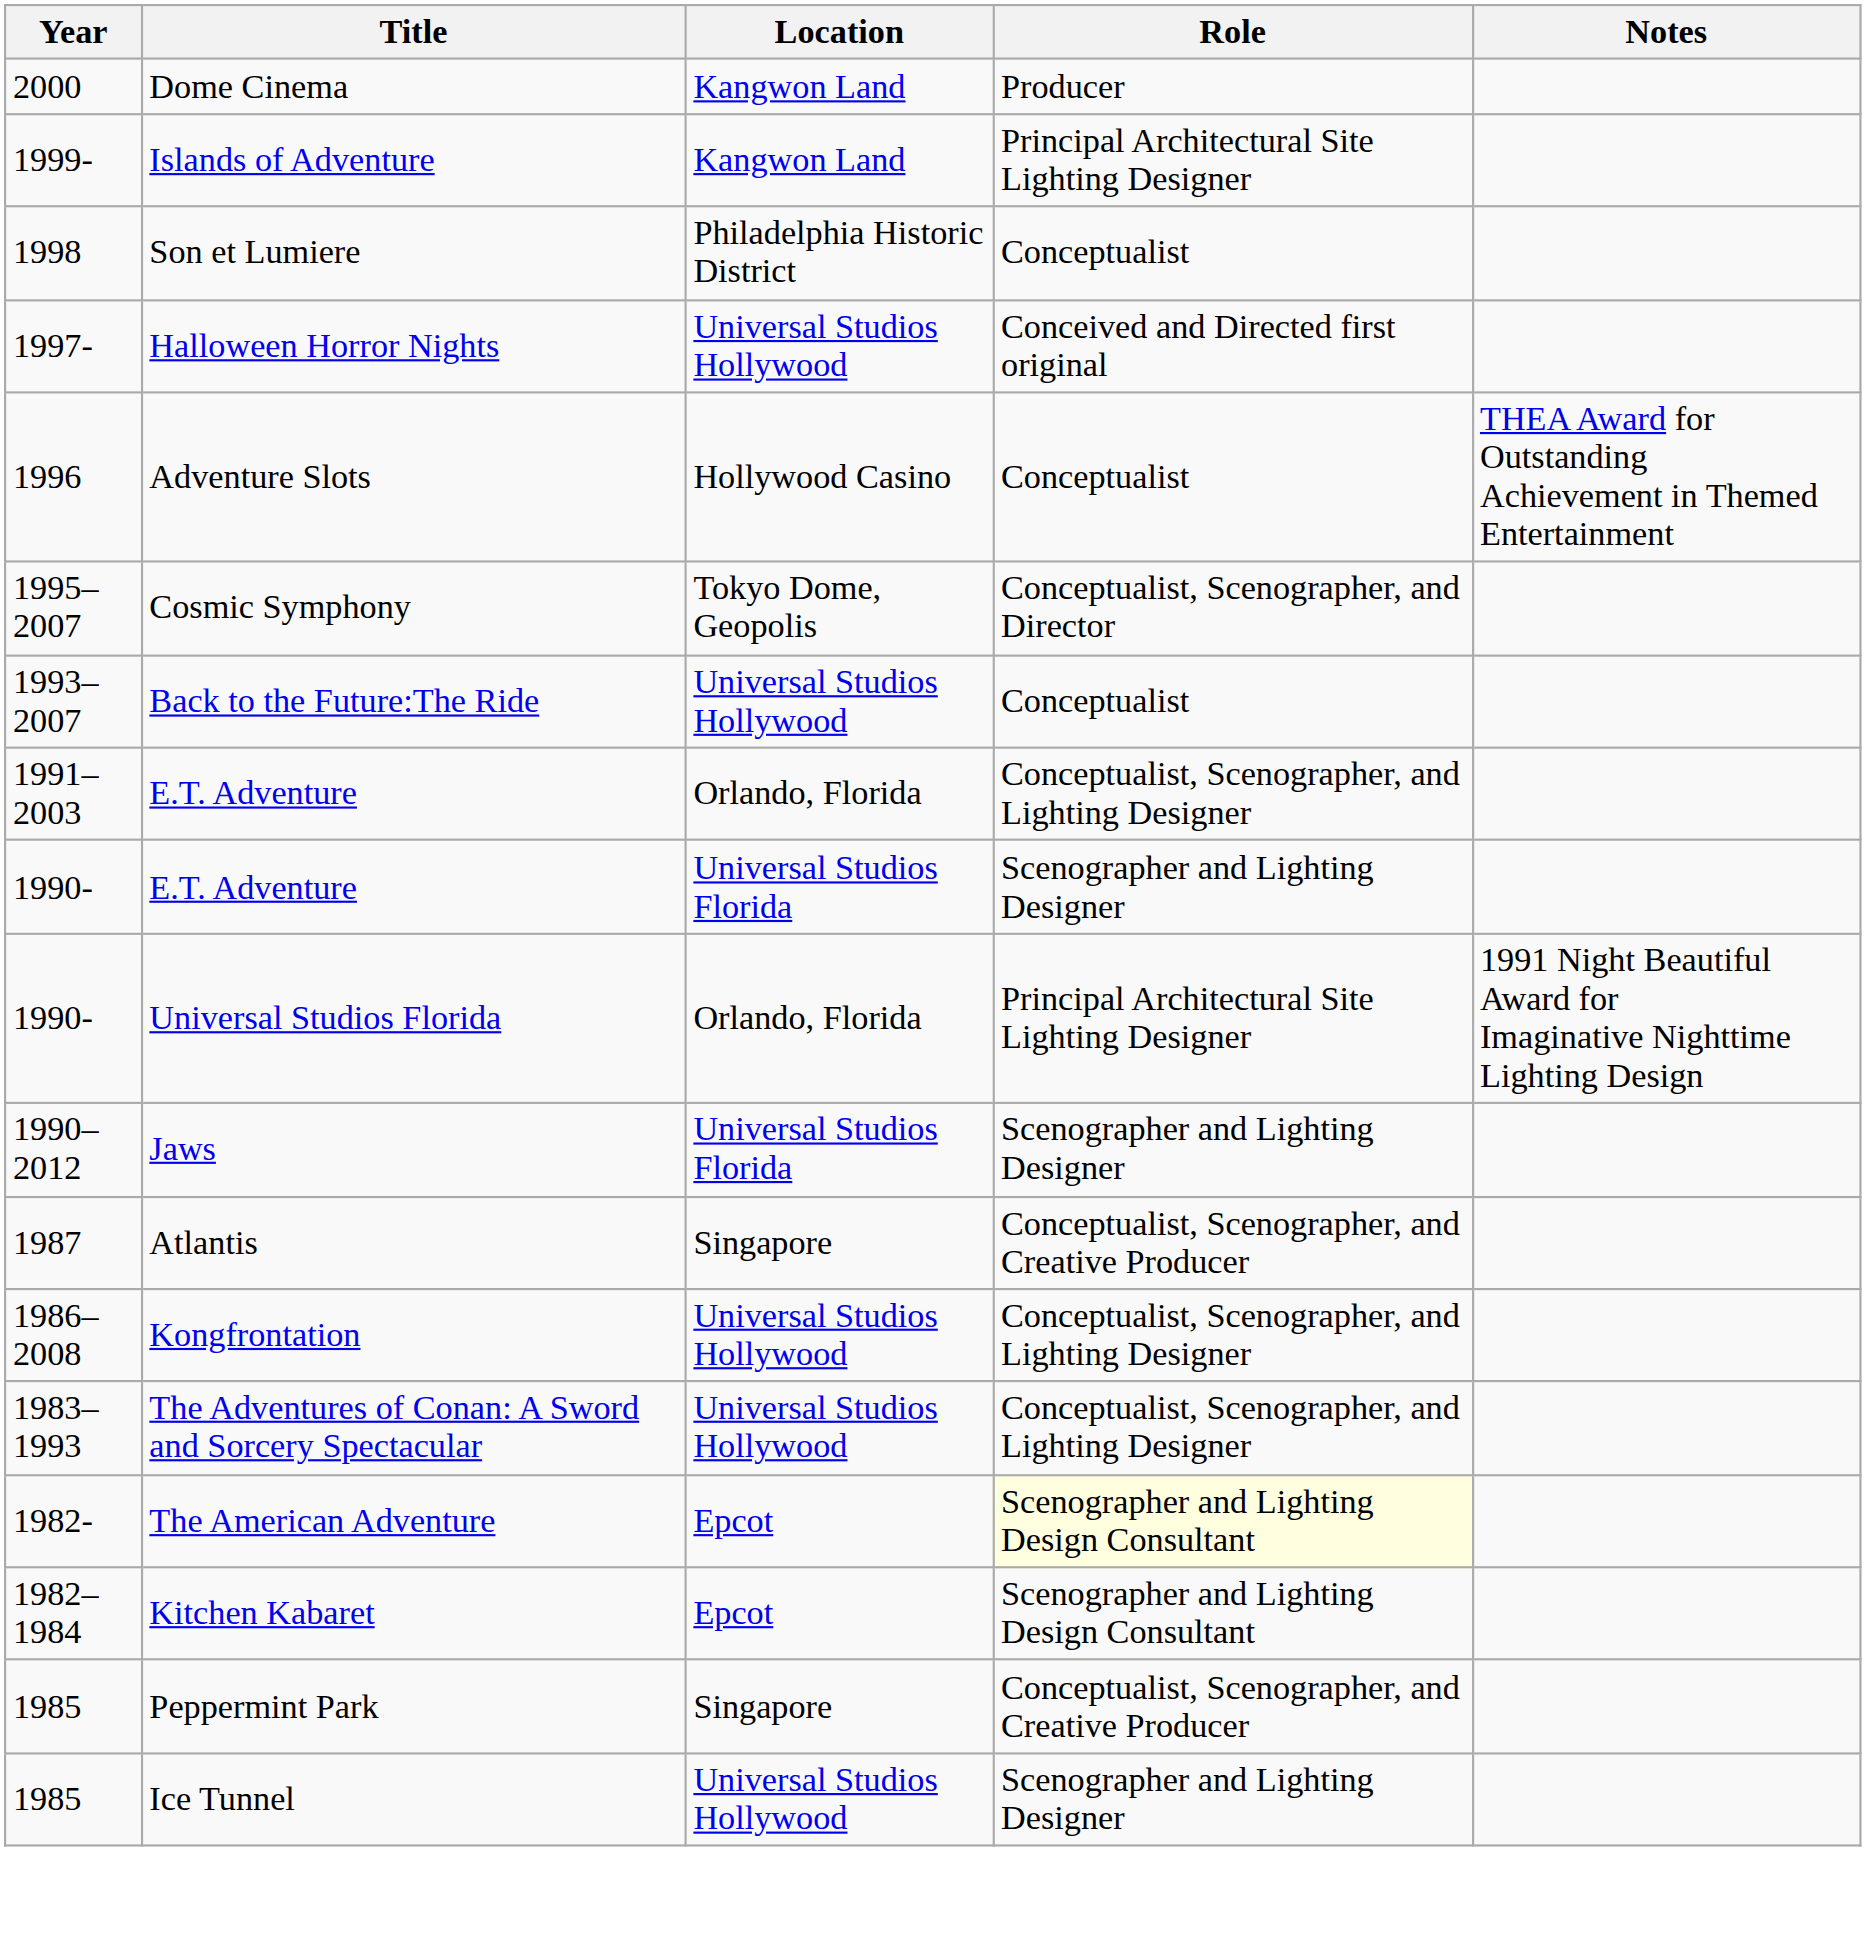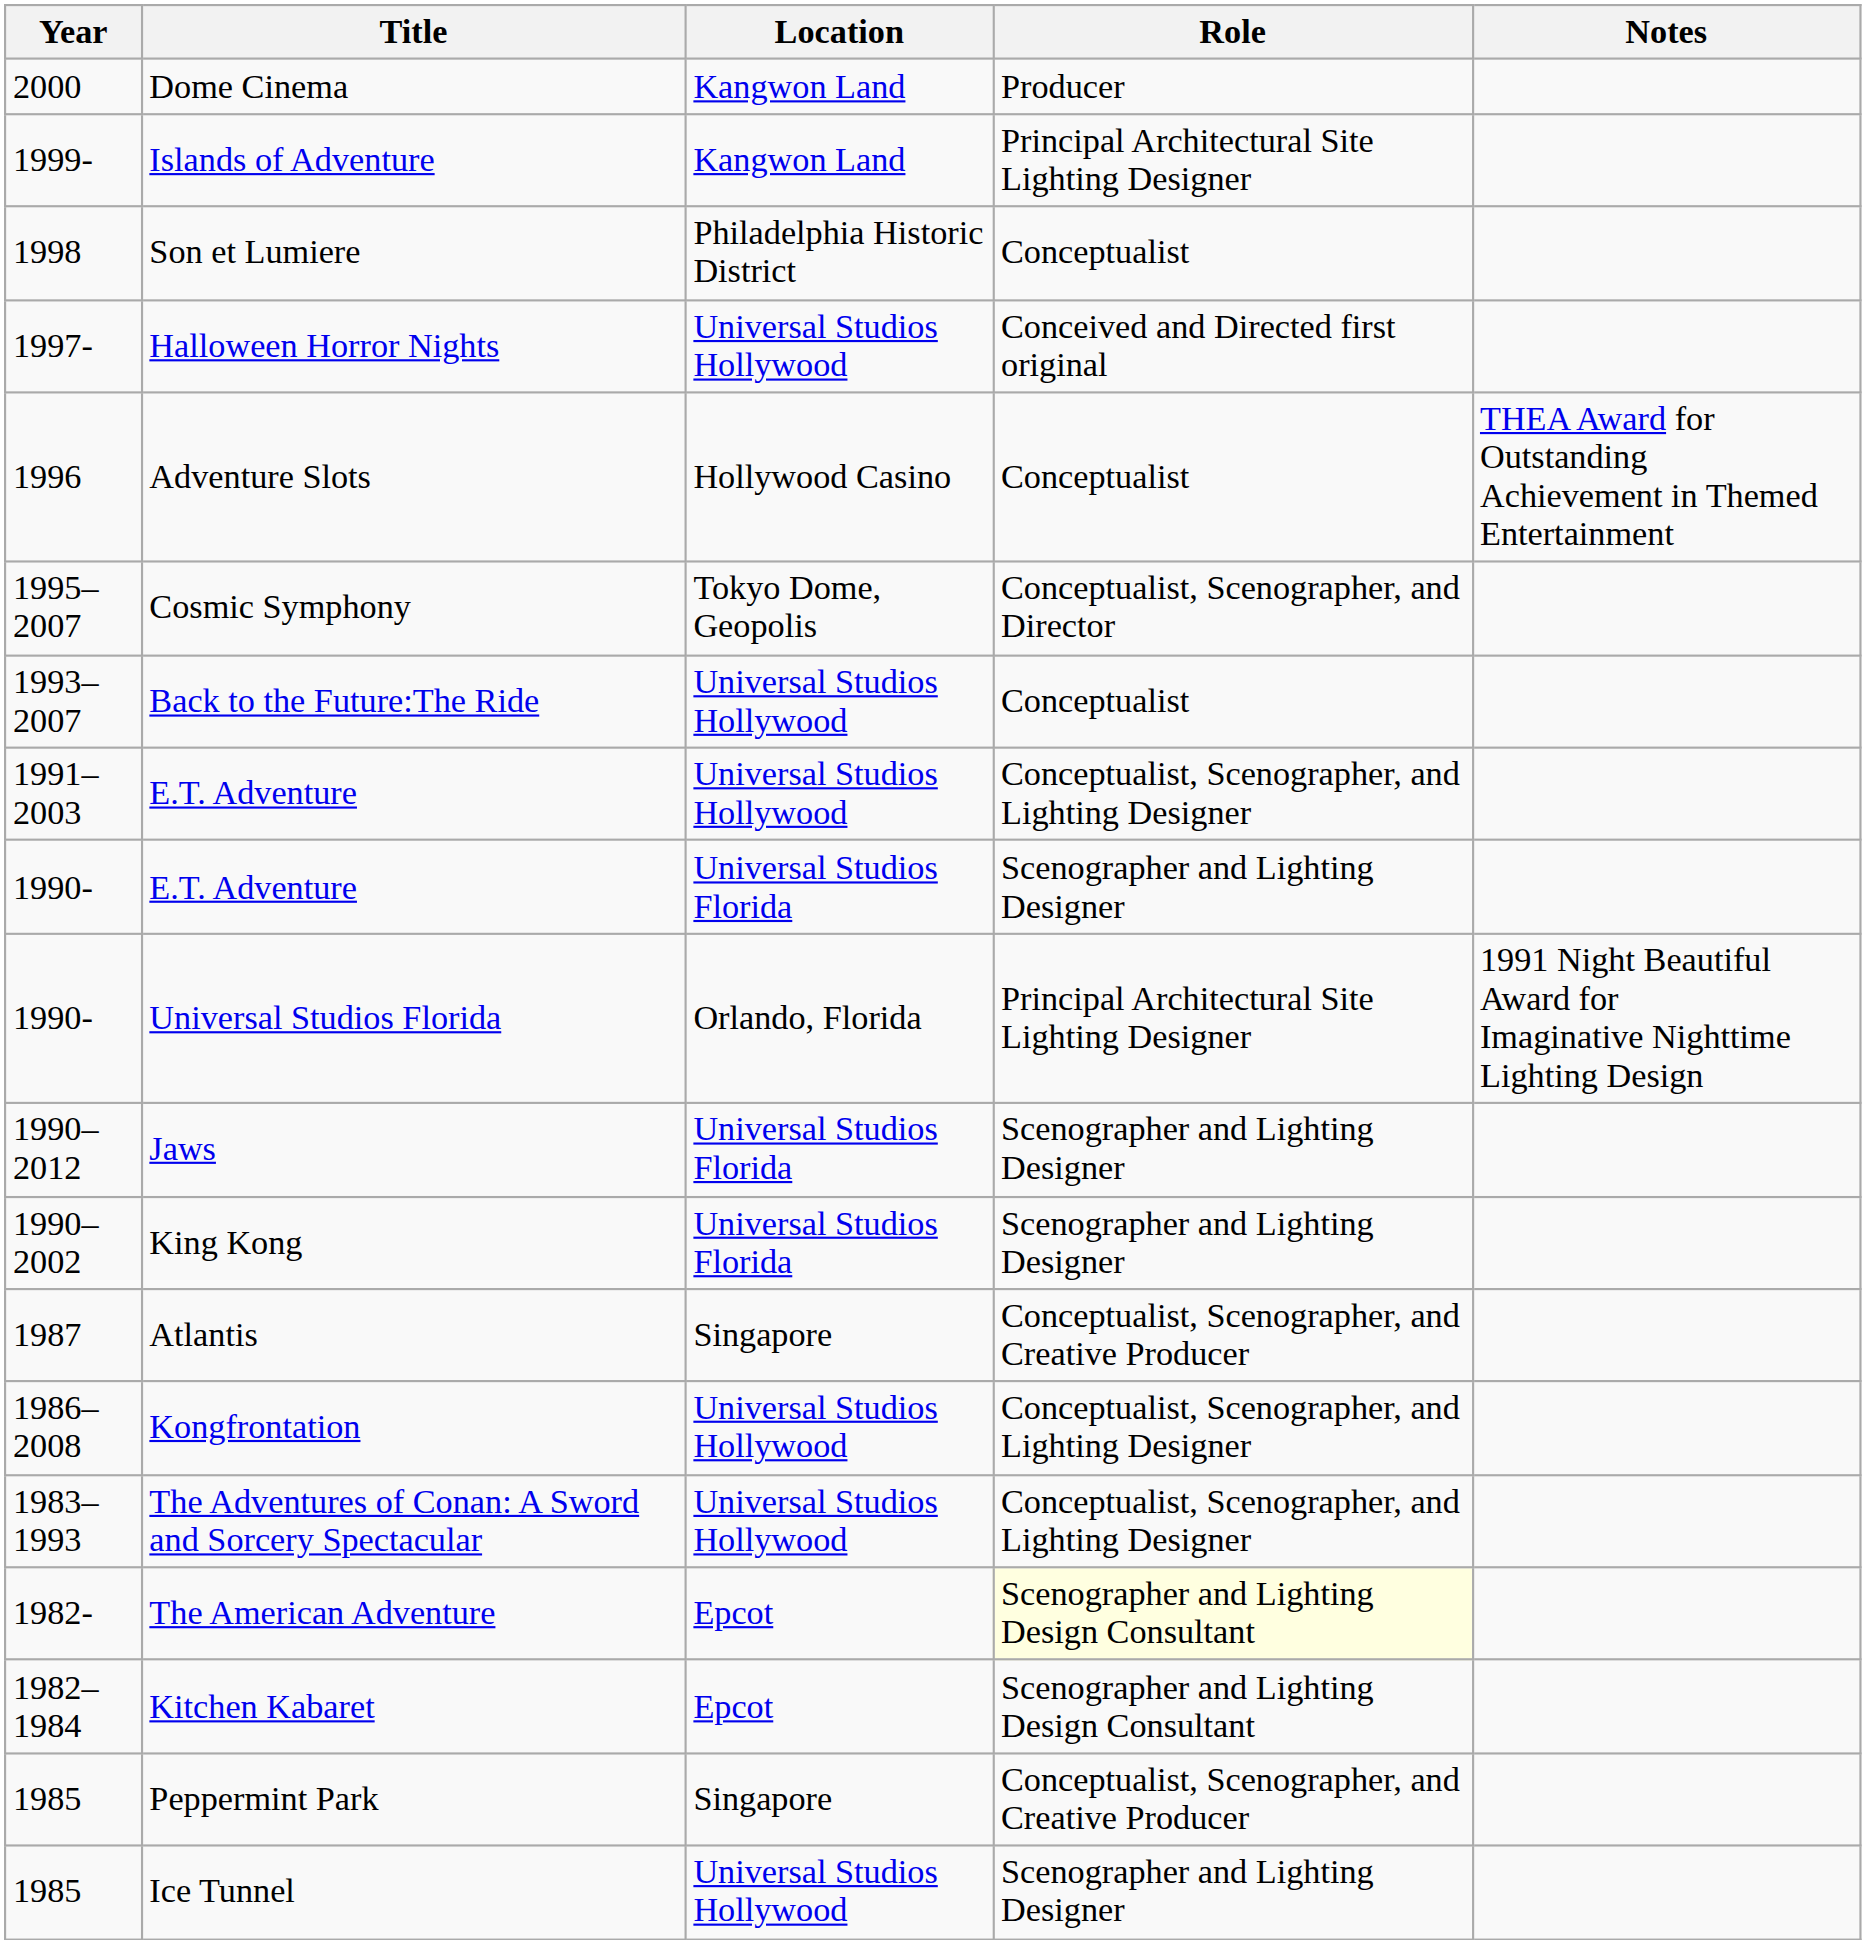(808, 793) Orlando, Florida -> (816, 793) Universal Studios Hollywood
+ row: (56, 1241)
